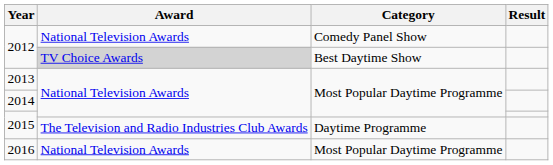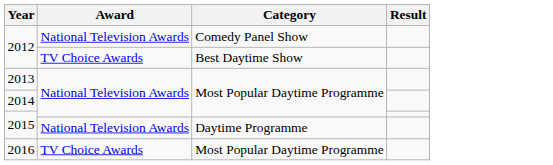(92, 57) lightgrey background -> (92, 57) no background
(174, 127) The Television and Radio Industries Club Awards -> (115, 127) National Television Awards
(115, 149) National Television Awards -> (92, 149) TV Choice Awards
